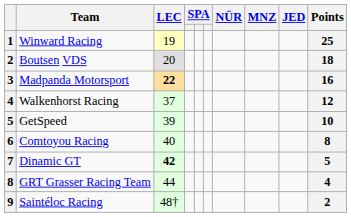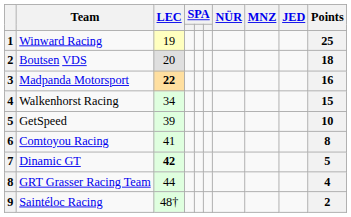(169, 100) 37 -> (169, 100) 34
(327, 100) 12 -> (327, 100) 15
(169, 141) 40 -> (169, 141) 41
